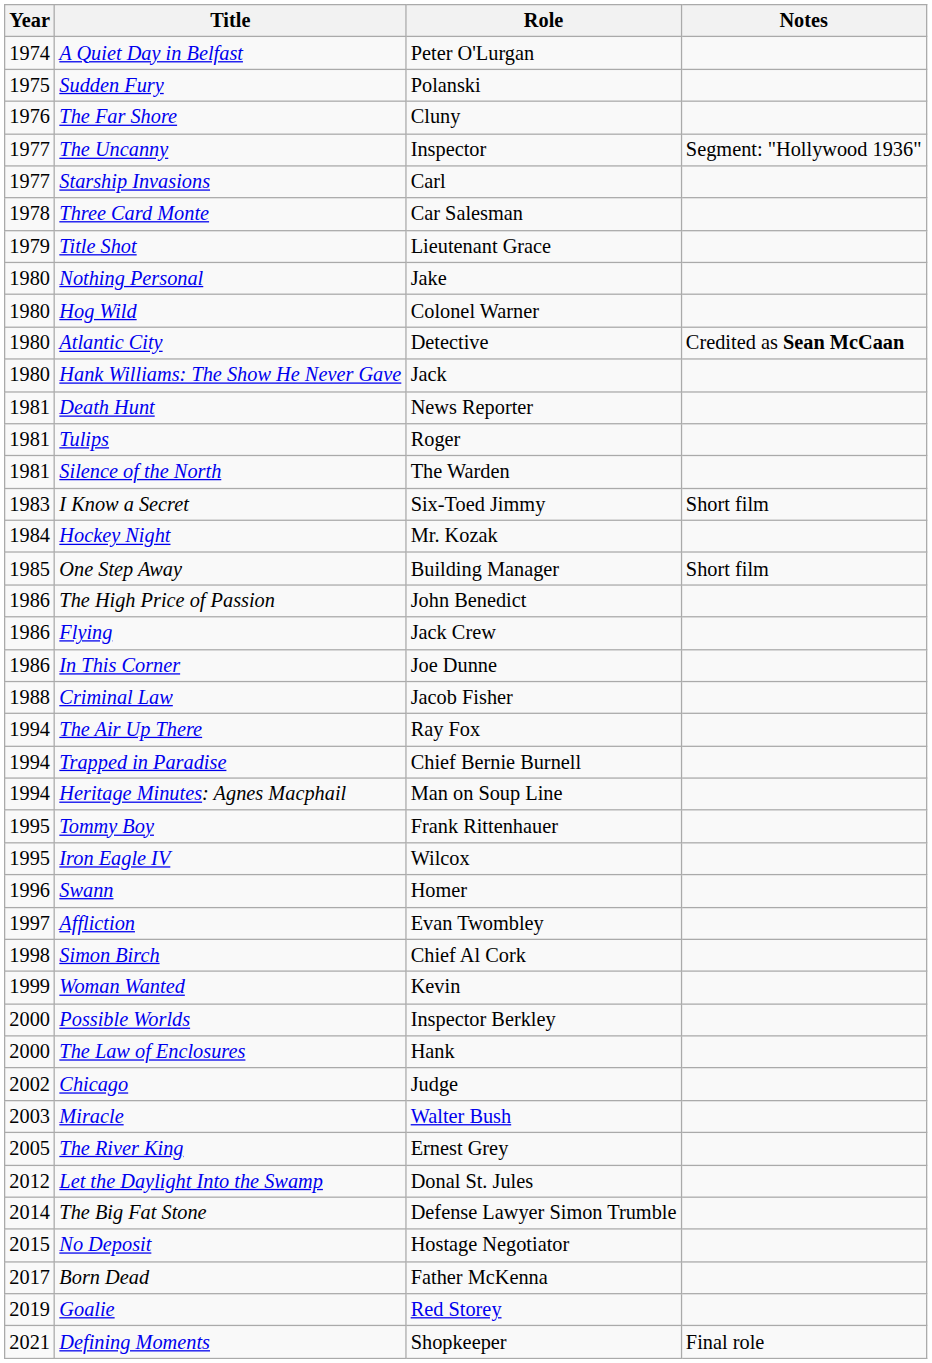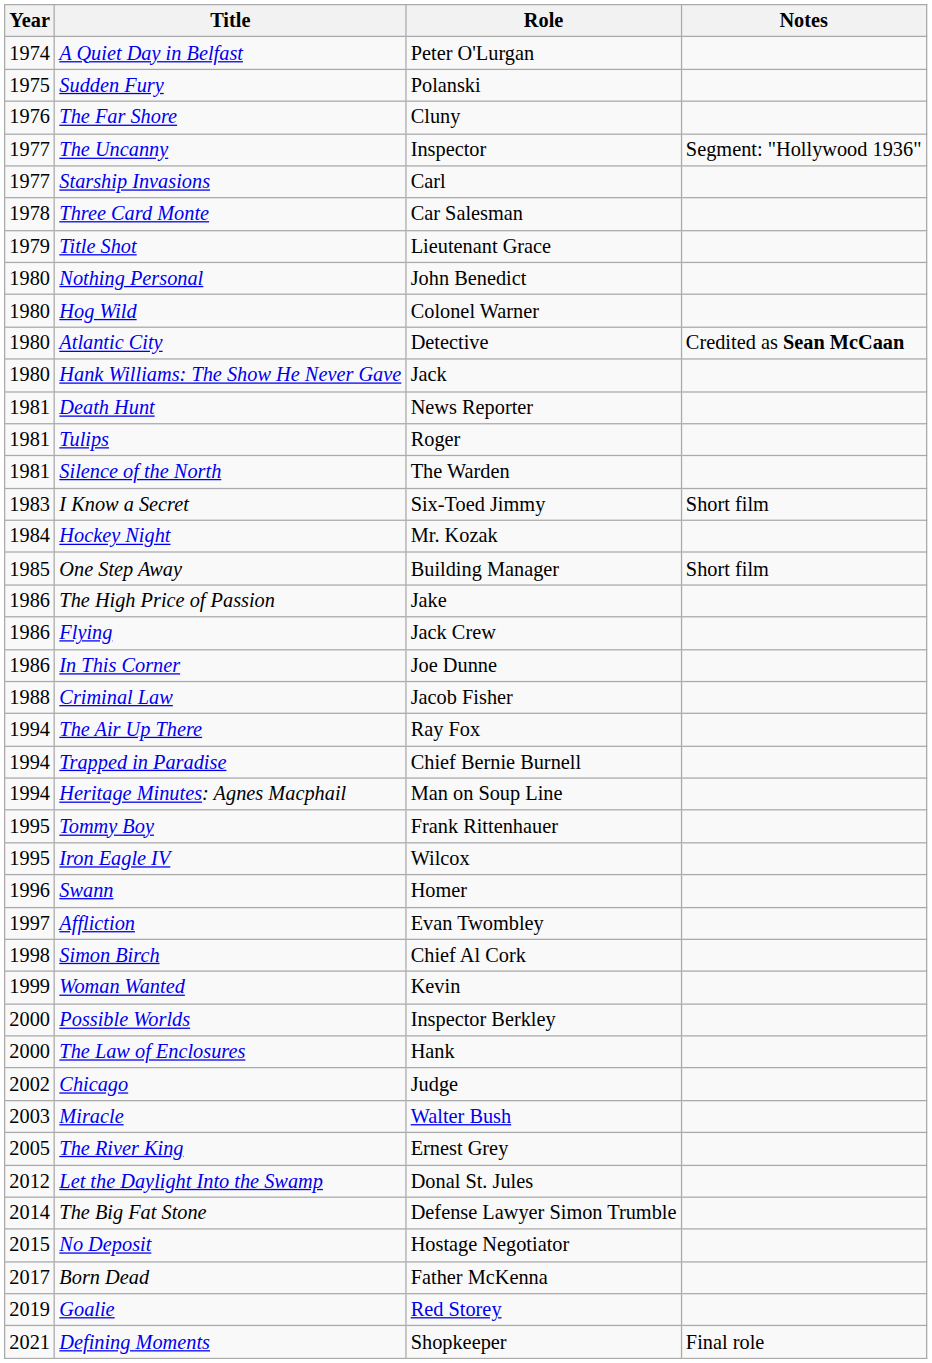(429, 278) Jake -> (469, 278) John Benedict
(469, 600) John Benedict -> (429, 600) Jake
